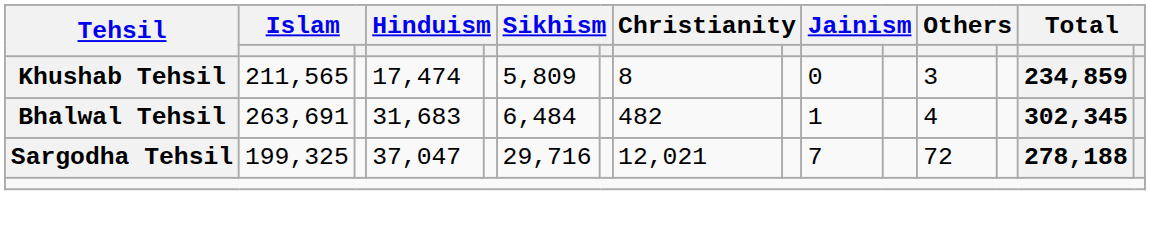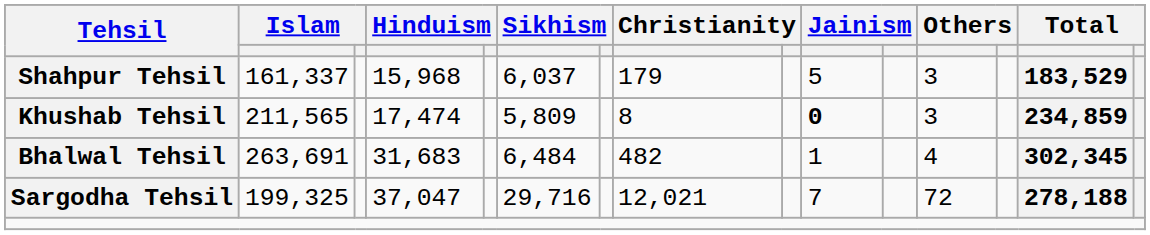+ row: (122, 77)
(815, 77) normal -> (815, 117) bold
